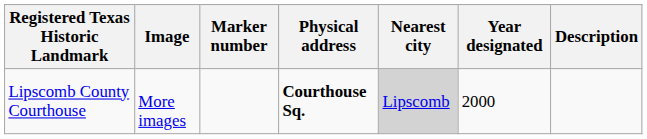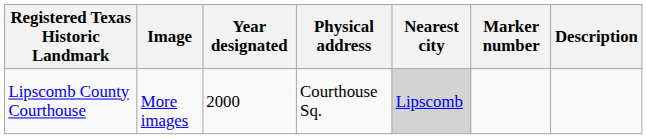columns swapped: (239, 36) <-> (504, 36)
(324, 101) bold -> (339, 101) normal
